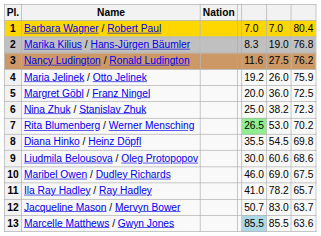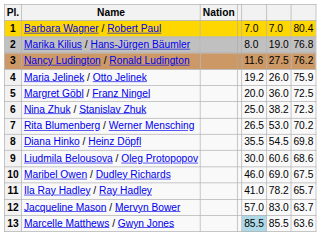(251, 45) 8.3 -> (251, 45) 8.0
(254, 126) lightgreen background -> (254, 126) no background
(254, 207) 50.7 -> (254, 207) 57.0
